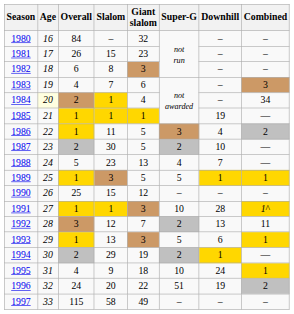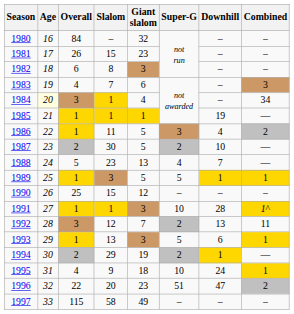(76, 100) 2 -> (76, 100) 3
(76, 286) 24 -> (76, 286) 22
(143, 286) 22 -> (143, 286) 23
(220, 286) 19 -> (220, 286) 47
